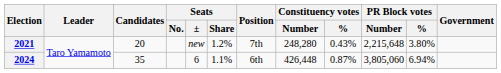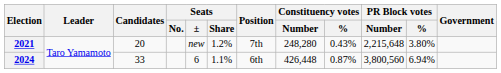(140, 60) 35 -> (140, 60) 33
(384, 60) 3,805,060 -> (384, 60) 3,800,560
